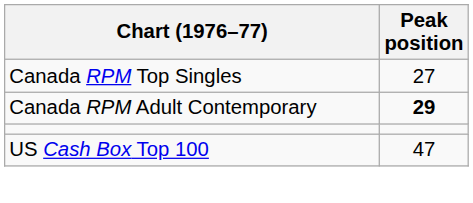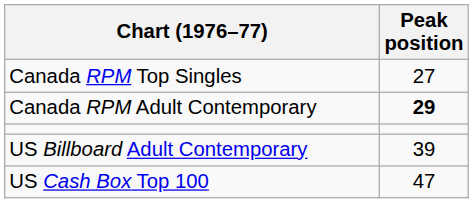+ row: (158, 149)
